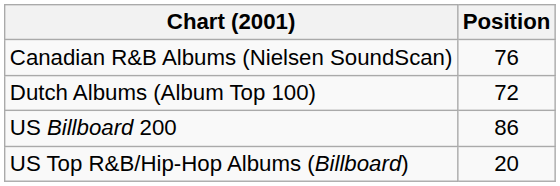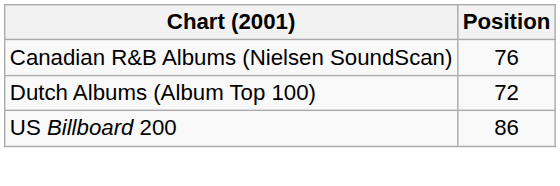- row: (209, 163)
